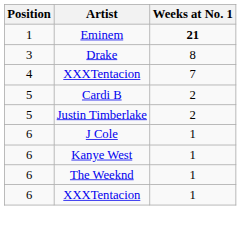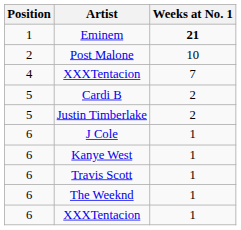+ row: (29, 54)
- row: (29, 54)
+ row: (29, 174)
